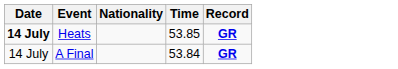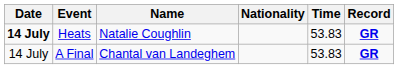+ column: (167, 14)
(184, 34) 53.85 -> (326, 34) 53.83
(184, 53) 53.84 -> (326, 53) 53.83
